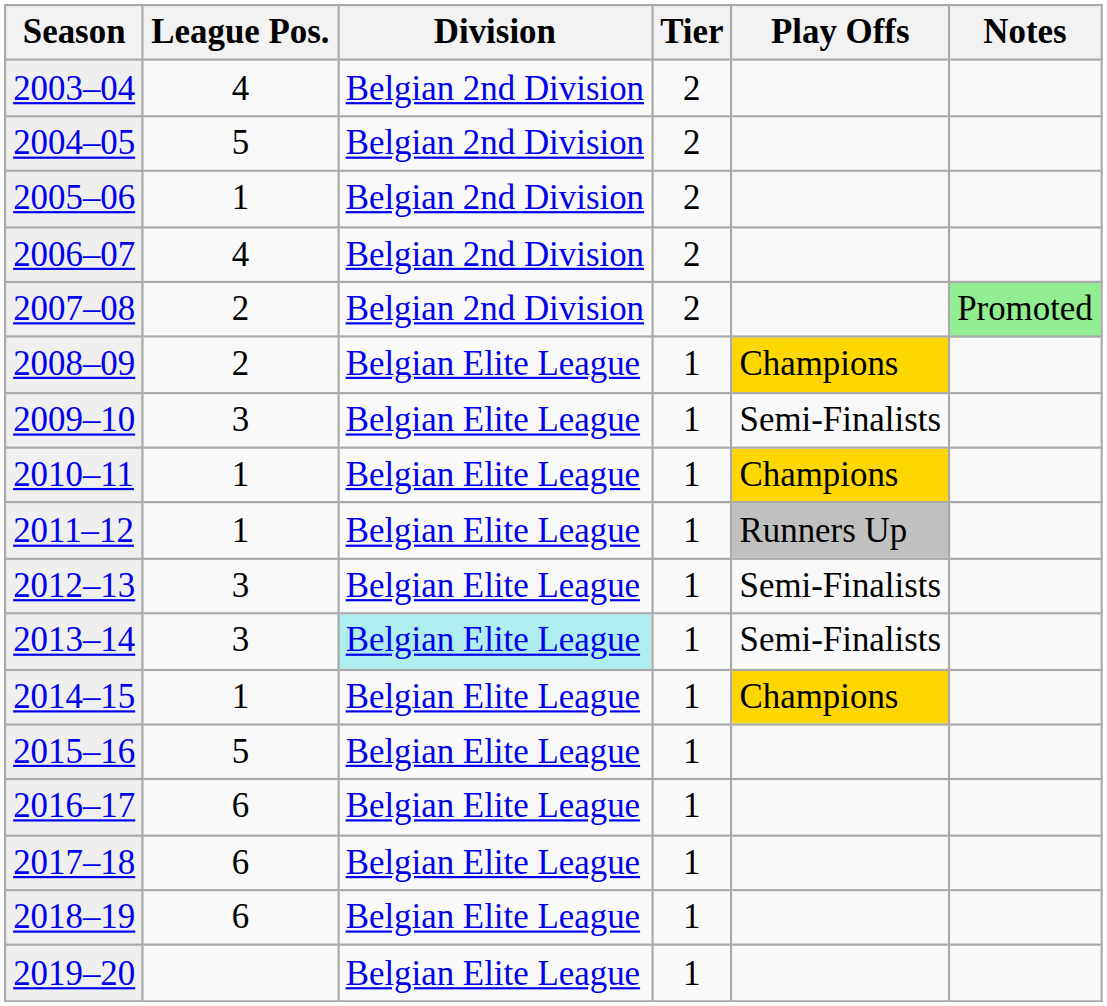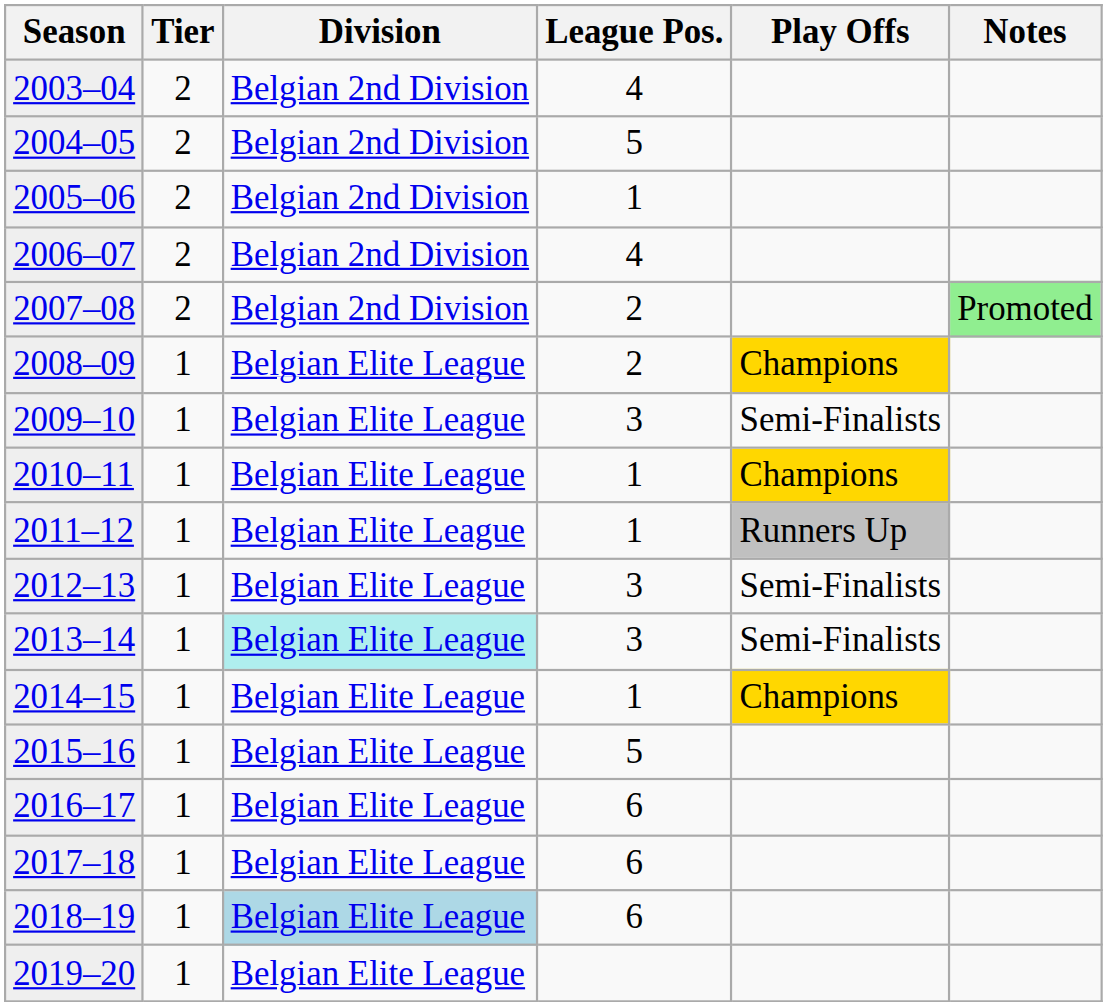columns swapped: (692, 32) <-> (240, 32)
(493, 917) no background -> (378, 917) lightblue background
